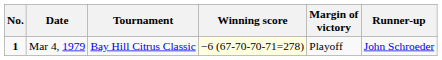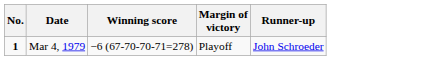- column: (143, 20)
(253, 46) lightyellow background -> (142, 46) no background
